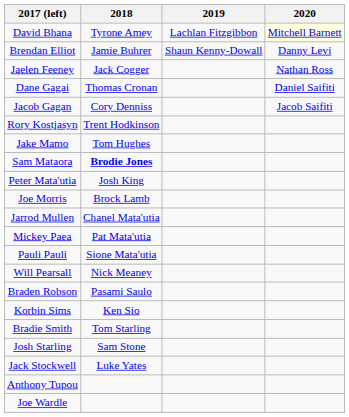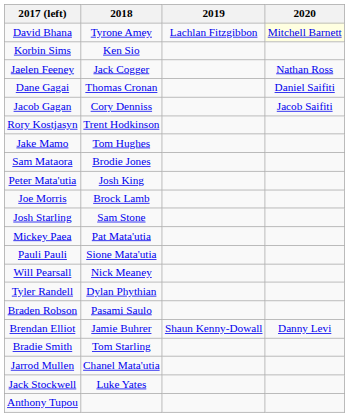rows swapped: (42, 51) <-> (42, 310)
(121, 162) bold -> (121, 162) normal
rows swapped: (42, 217) <-> (42, 347)
+ row: (42, 292)
- row: (42, 403)
